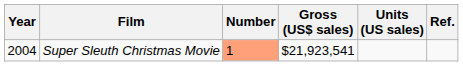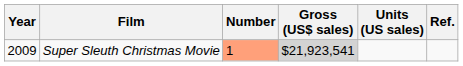(22, 50) 2004 -> (22, 50) 2009
(318, 50) no background -> (318, 50) lightgrey background
